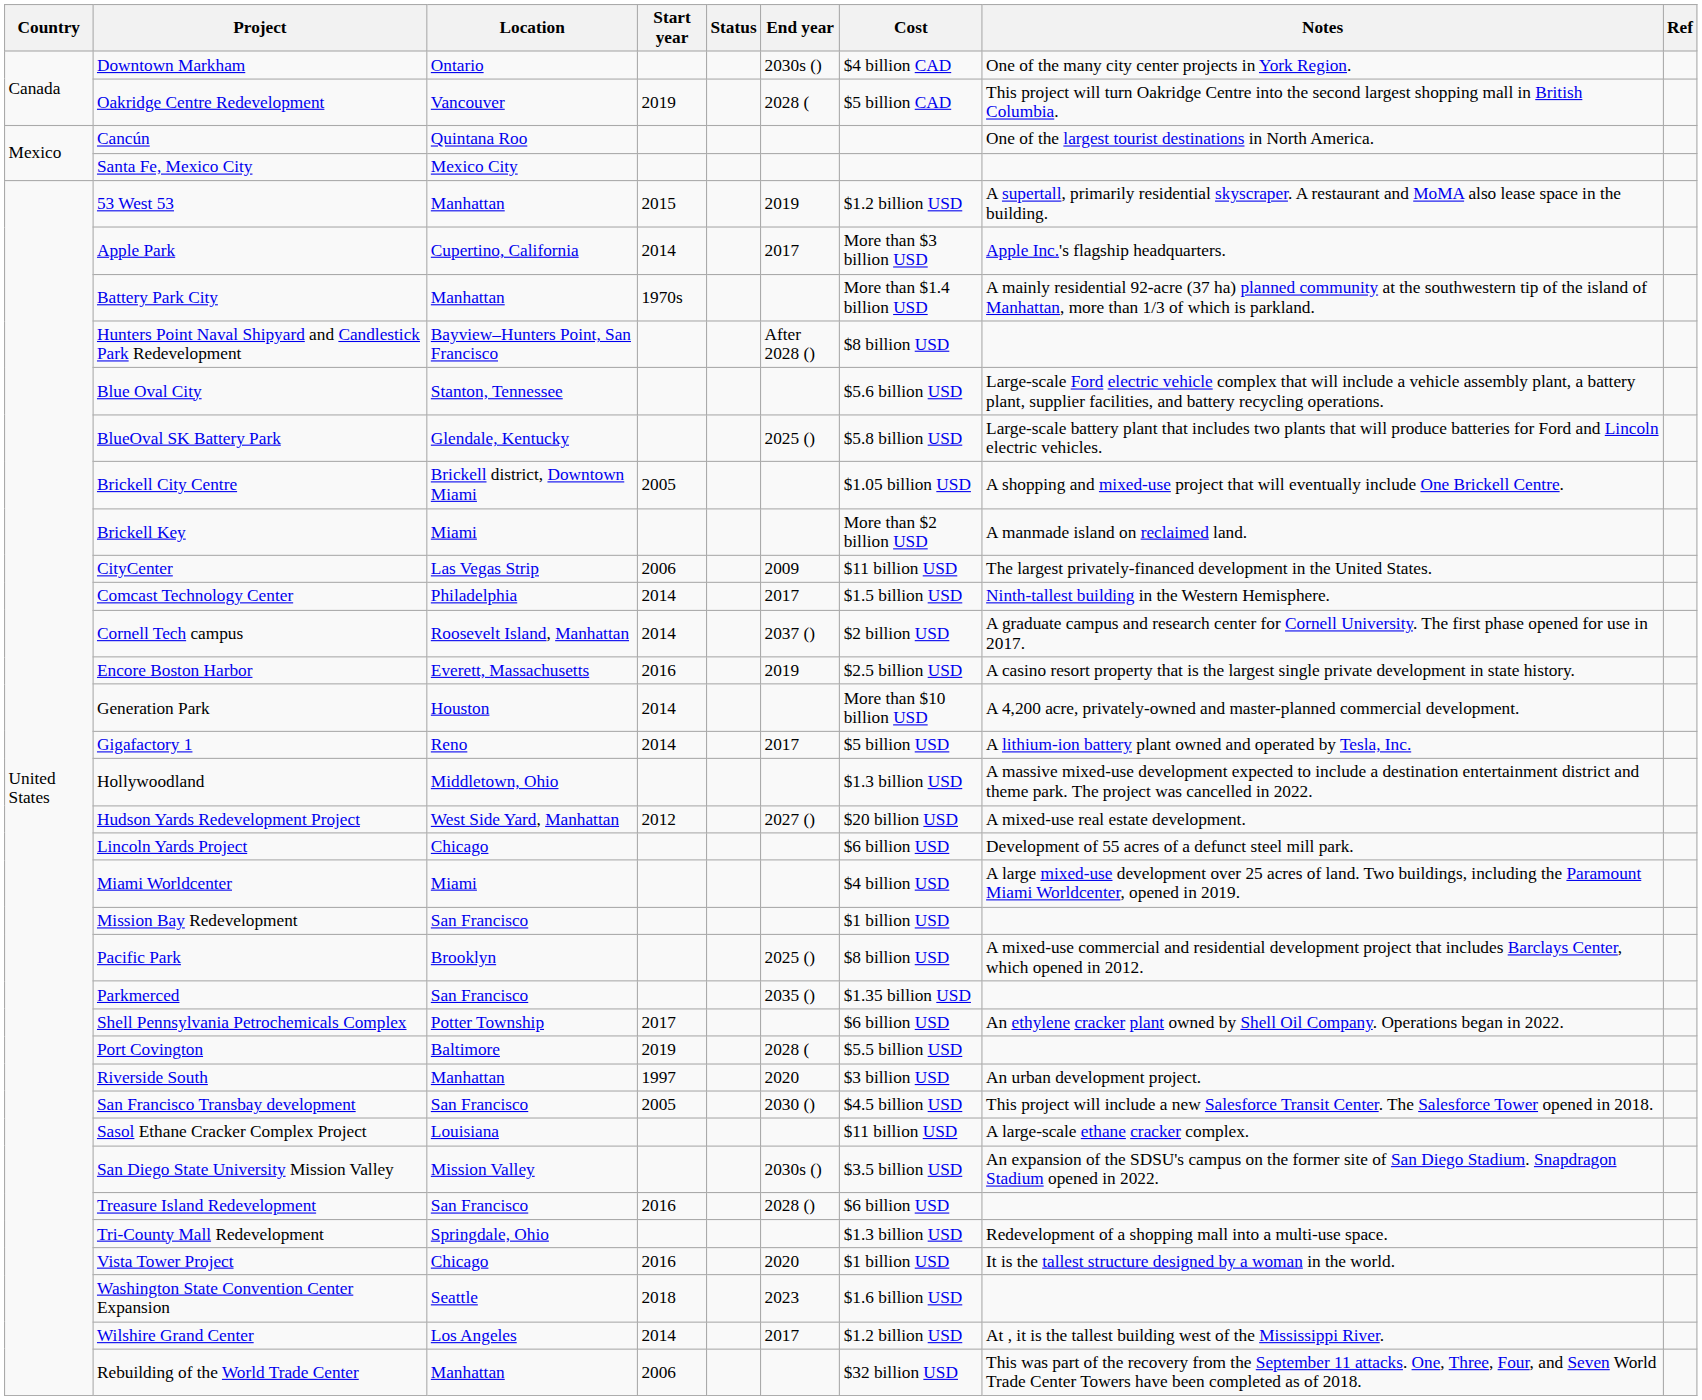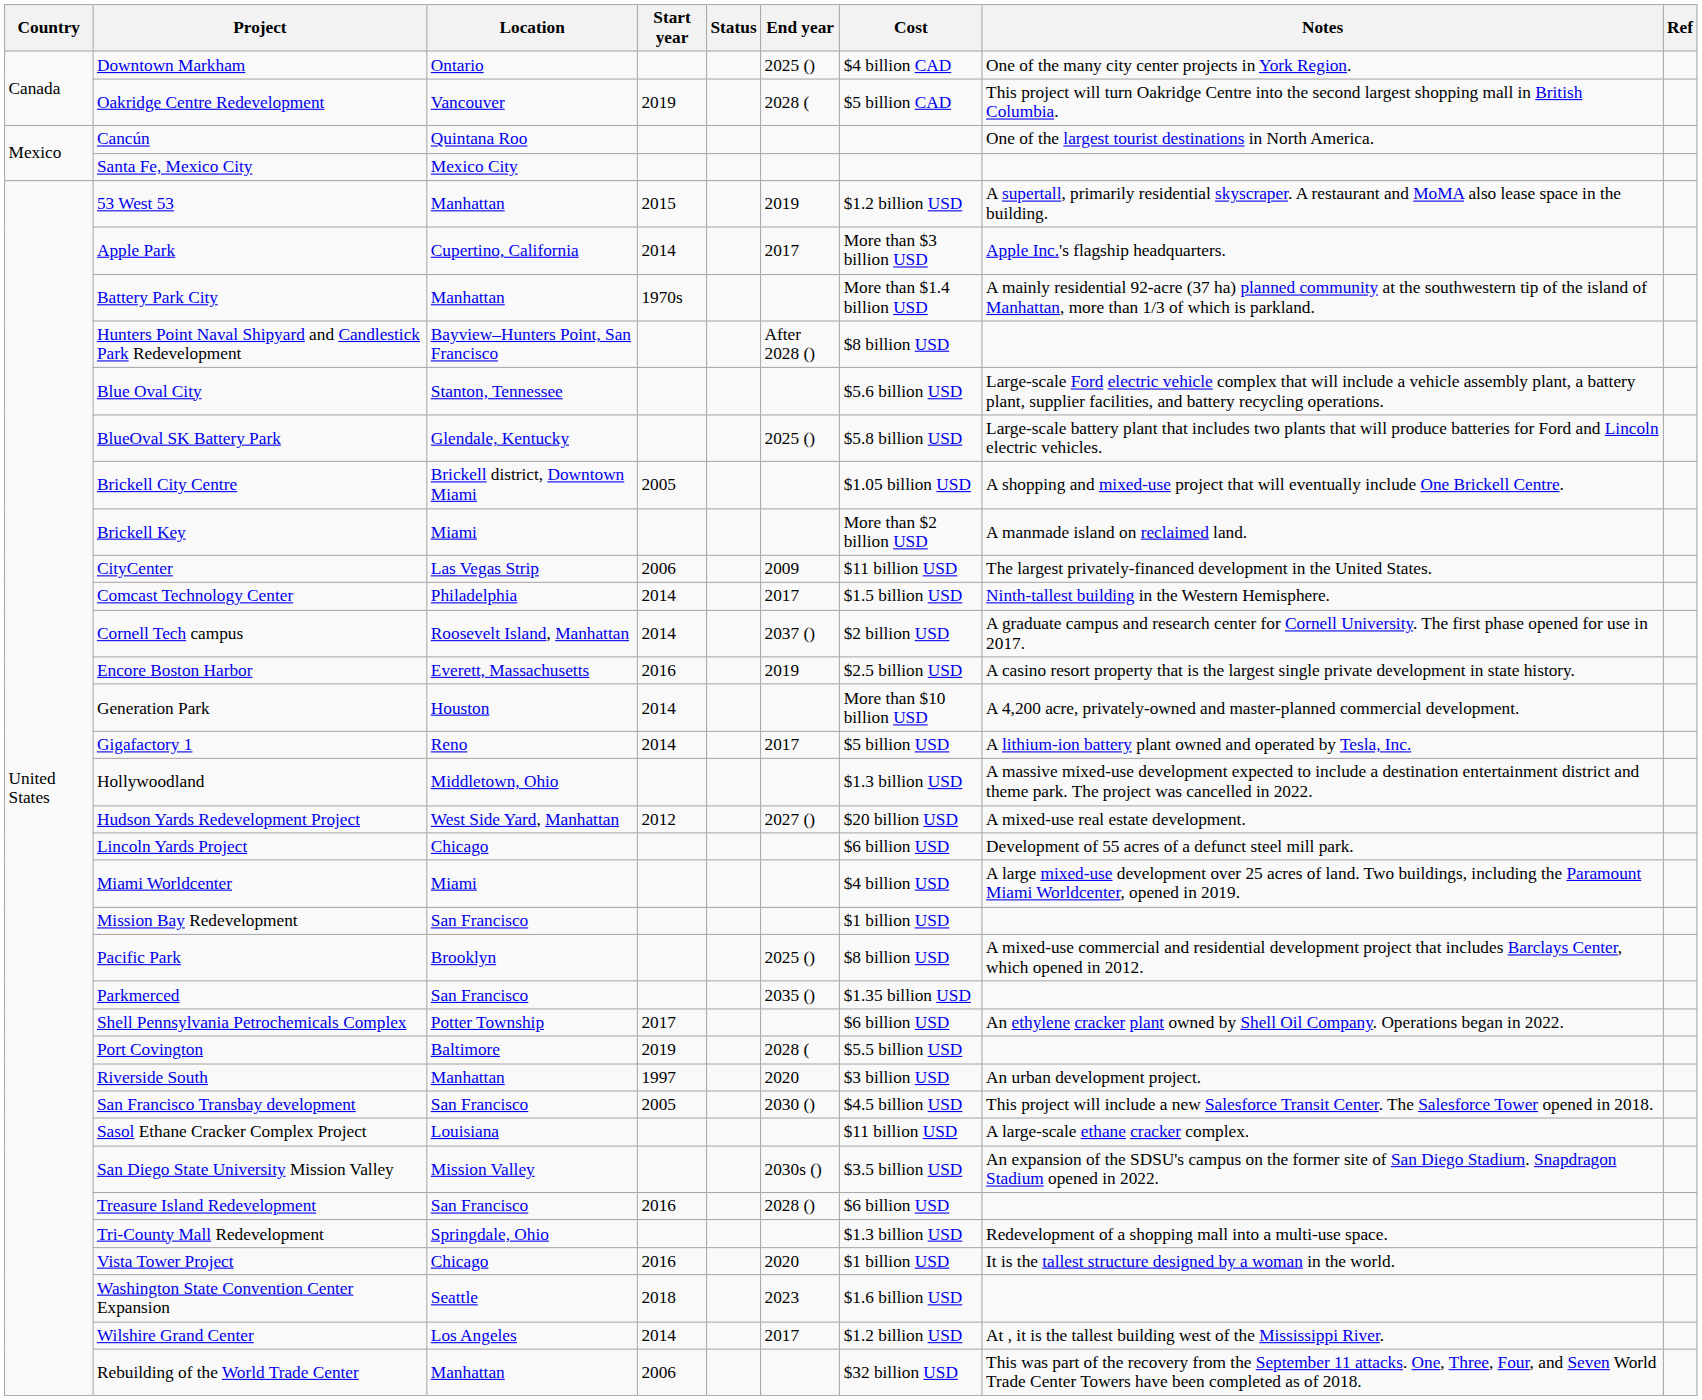(793, 65) 2030s () -> (790, 65) 2025 ()
